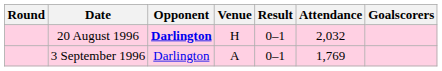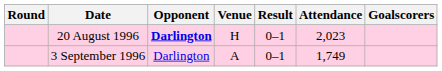(331, 35) 2,032 -> (331, 35) 2,023
(331, 55) 1,769 -> (331, 55) 1,749
